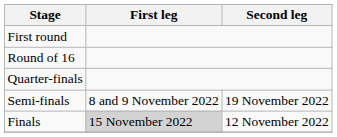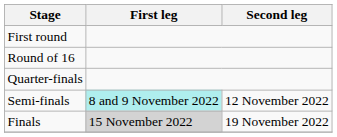(154, 100) no background -> (154, 100) paleturquoise background
(277, 100) 19 November 2022 -> (277, 100) 12 November 2022
(277, 121) 12 November 2022 -> (277, 121) 19 November 2022
